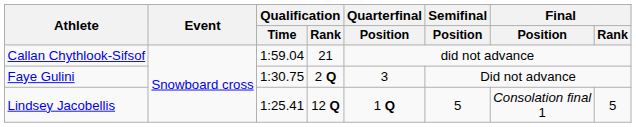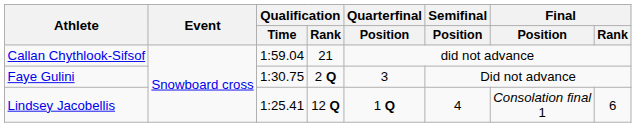(458, 105) 5 -> (458, 105) 4
(613, 105) 5 -> (613, 105) 6
